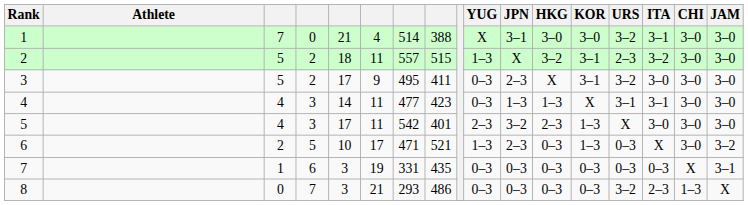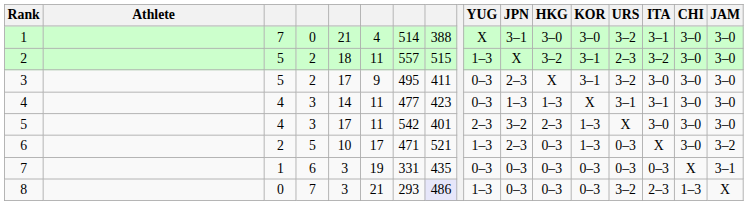(441, 189) no background -> (441, 189) lavender background
(482, 189) 0–3 -> (482, 189) 1–3
